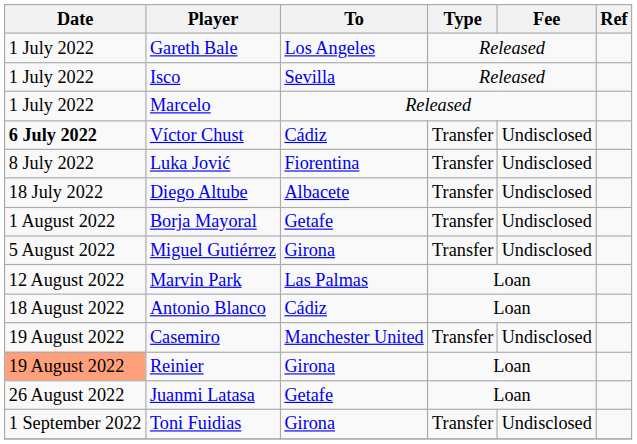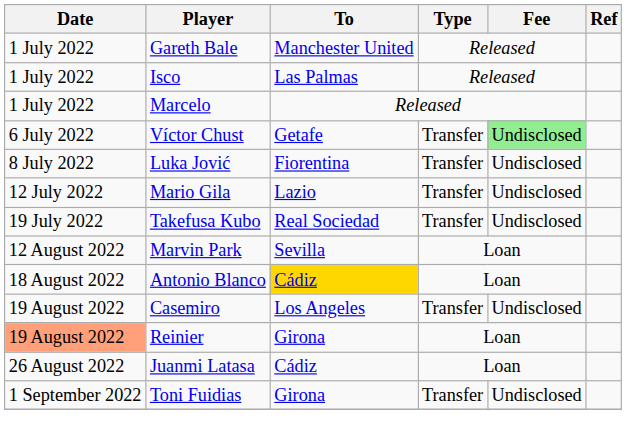(330, 47) Los Angeles -> (344, 47) Manchester United
(310, 76) Sevilla -> (316, 76) Las Palmas
(53, 134) bold -> (51, 134) normal
(306, 134) Cádiz -> (299, 134) Getafe
(547, 134) no background -> (537, 134) lightgreen background
+ row: (190, 192)
- row: (199, 192)
+ row: (205, 221)
- row: (203, 221)
- row: (213, 250)
(326, 279) Las Palmas -> (300, 250) Sevilla
(306, 308) no background -> (296, 279) gold background
(354, 337) Manchester United -> (320, 308) Los Angeles
(309, 395) Getafe -> (296, 366) Cádiz
